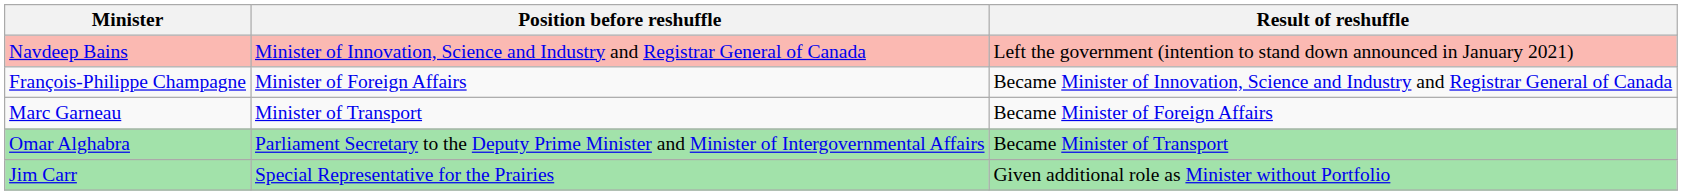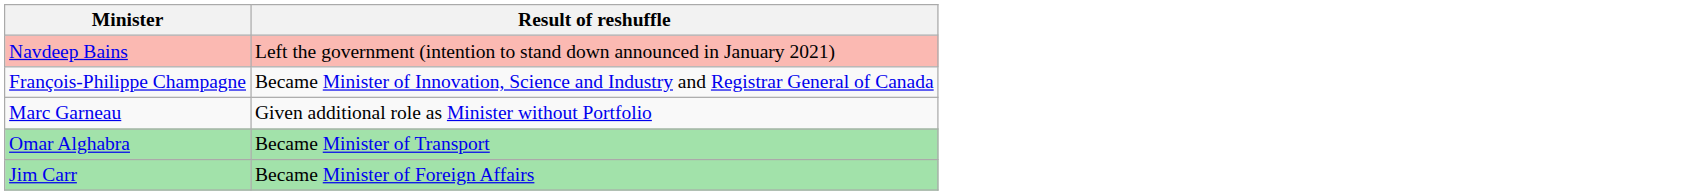- column: (620, 19)
(1133, 112) Became Minister of Foreign Affairs -> (453, 112) Given additional role as Minister without Portfolio
(1192, 174) Given additional role as Minister without Portfolio -> (395, 174) Became Minister of Foreign Affairs
